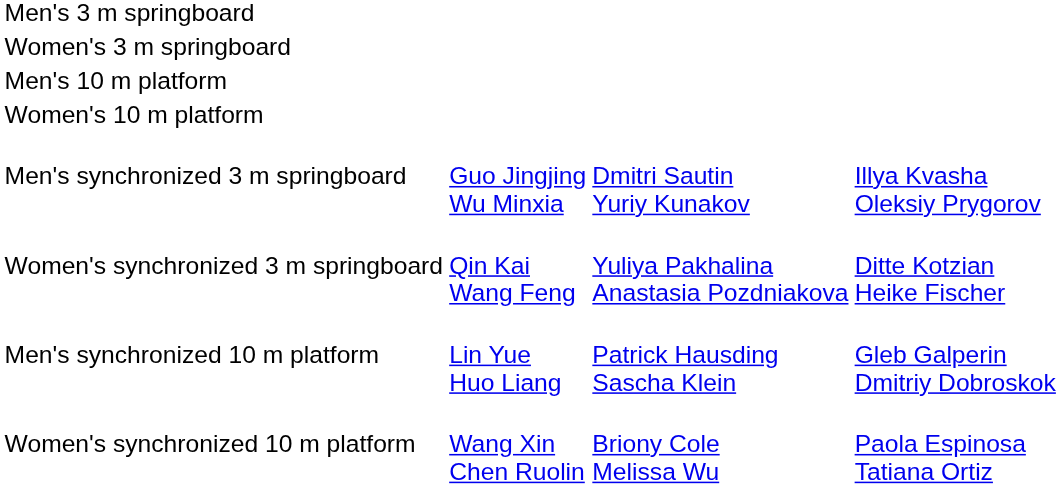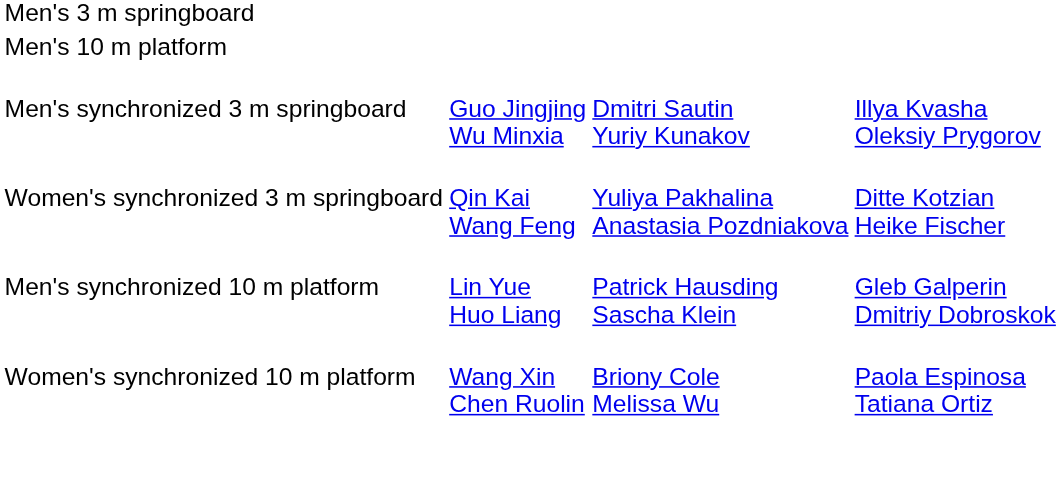- row: (148, 47)
- row: (134, 114)
